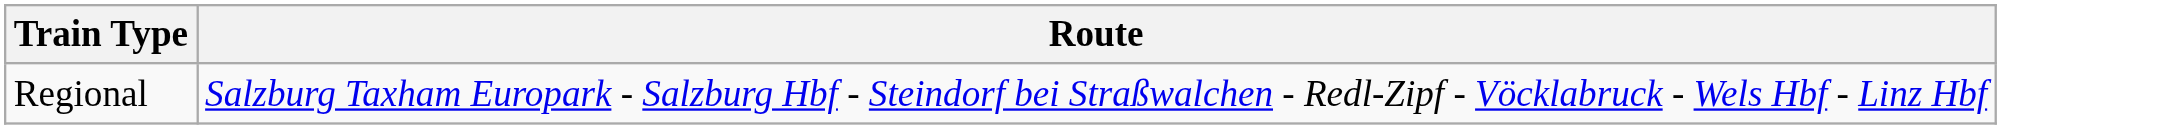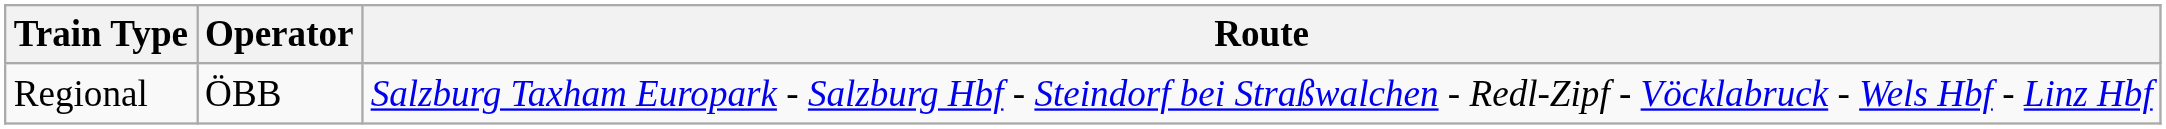+ column: (279, 33)
